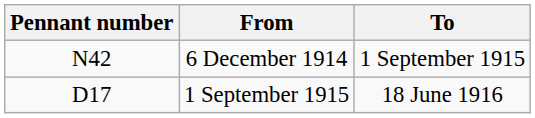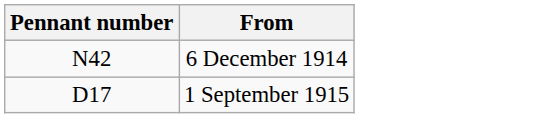- column: (442, 22)
